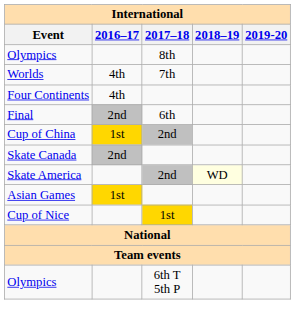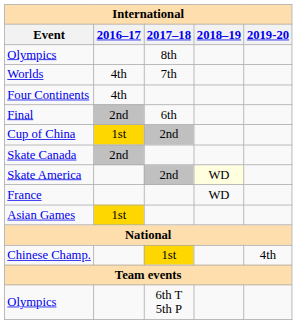+ row: (25, 194)
- row: (38, 214)
+ row: (49, 255)
